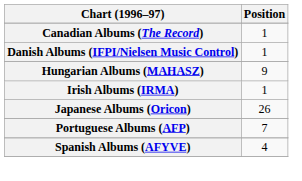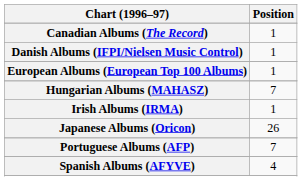+ row: (127, 71)
(264, 71) 9 -> (273, 90) 7
